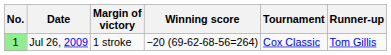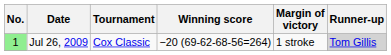columns swapped: (294, 19) <-> (117, 19)
(353, 42) no background -> (353, 42) lightgrey background
